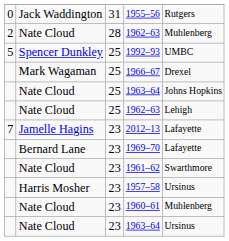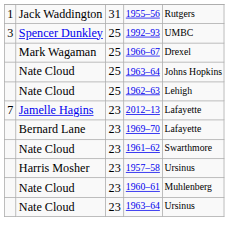(10, 14) 0 -> (10, 14) 1
- row: (115, 33)
(10, 52) 5 -> (10, 33) 3
